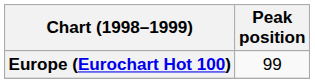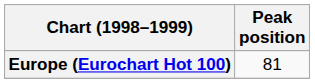(272, 64) 99 -> (272, 64) 81
